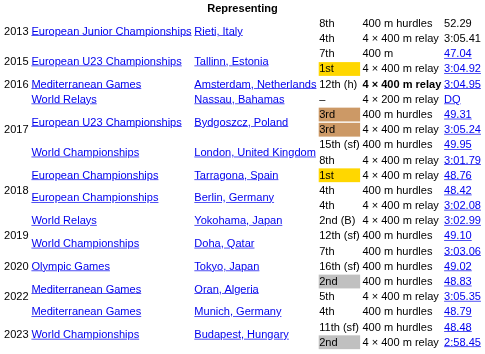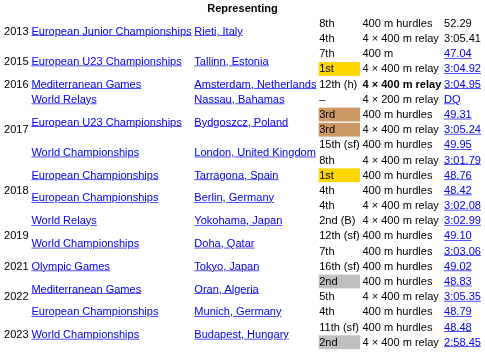(401, 175) 4 × 400 m relay -> (397, 175) 400 m hurdles
(16, 266) 2020 -> (16, 266) 2021
(86, 312) Mediterranean Games -> (95, 312) European Championships
